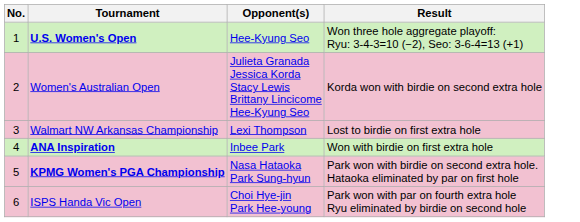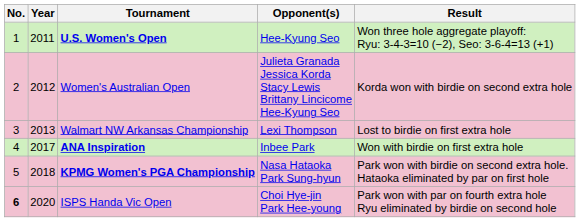+ column: (43, 13)
(16, 202) normal -> (16, 202) bold
